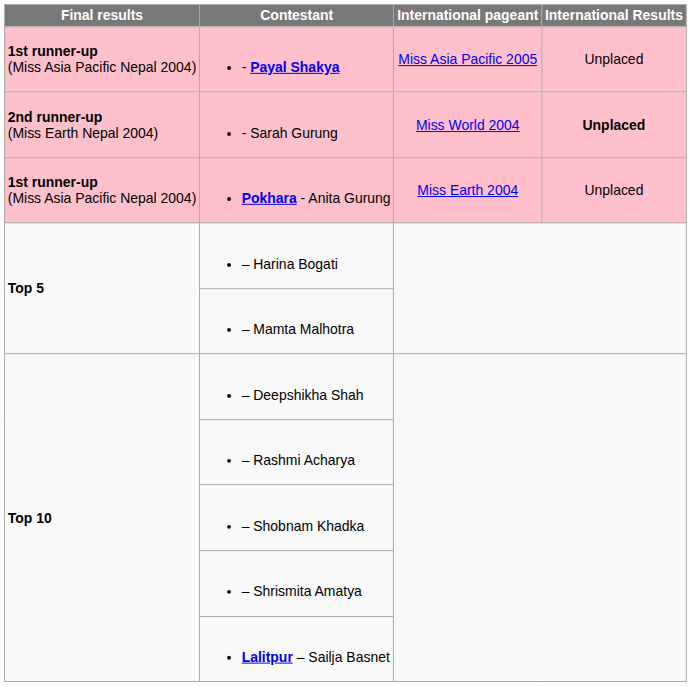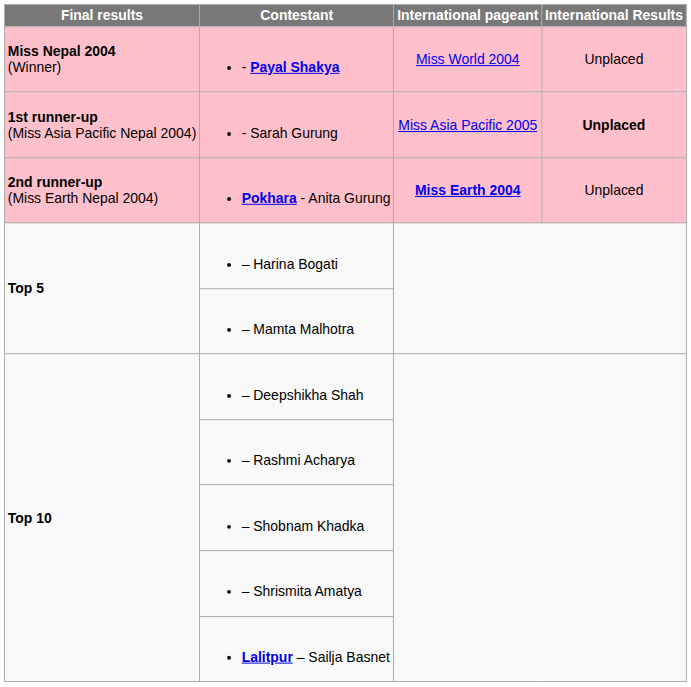(102, 60) 1st runner-up (Miss Asia Pacific Nepal 2004) -> (62, 60) Miss Nepal 2004 (Winner)
(468, 60) Miss Asia Pacific 2005 -> (468, 60) Miss World 2004
(83, 125) 2nd runner-up (Miss Earth Nepal 2004) -> (102, 125) 1st runner-up (Miss Asia Pacific Nepal 2004)
(468, 125) Miss World 2004 -> (468, 125) Miss Asia Pacific 2005
(102, 191) 1st runner-up (Miss Asia Pacific Nepal 2004) -> (83, 191) 2nd runner-up (Miss Earth Nepal 2004)
(468, 191) normal -> (468, 191) bold
